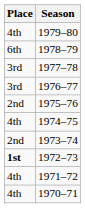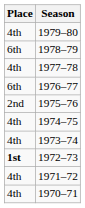(15, 67) 3rd -> (14, 67) 4th
(15, 85) 3rd -> (14, 85) 6th
(15, 139) 2nd -> (14, 139) 4th
